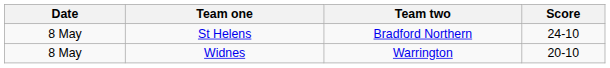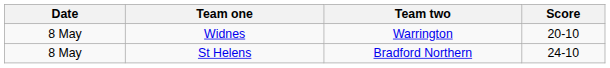rows swapped: (225, 33) <-> (225, 53)
